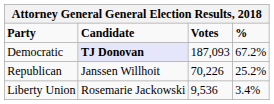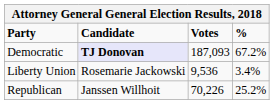rows swapped: (34, 71) <-> (41, 90)
